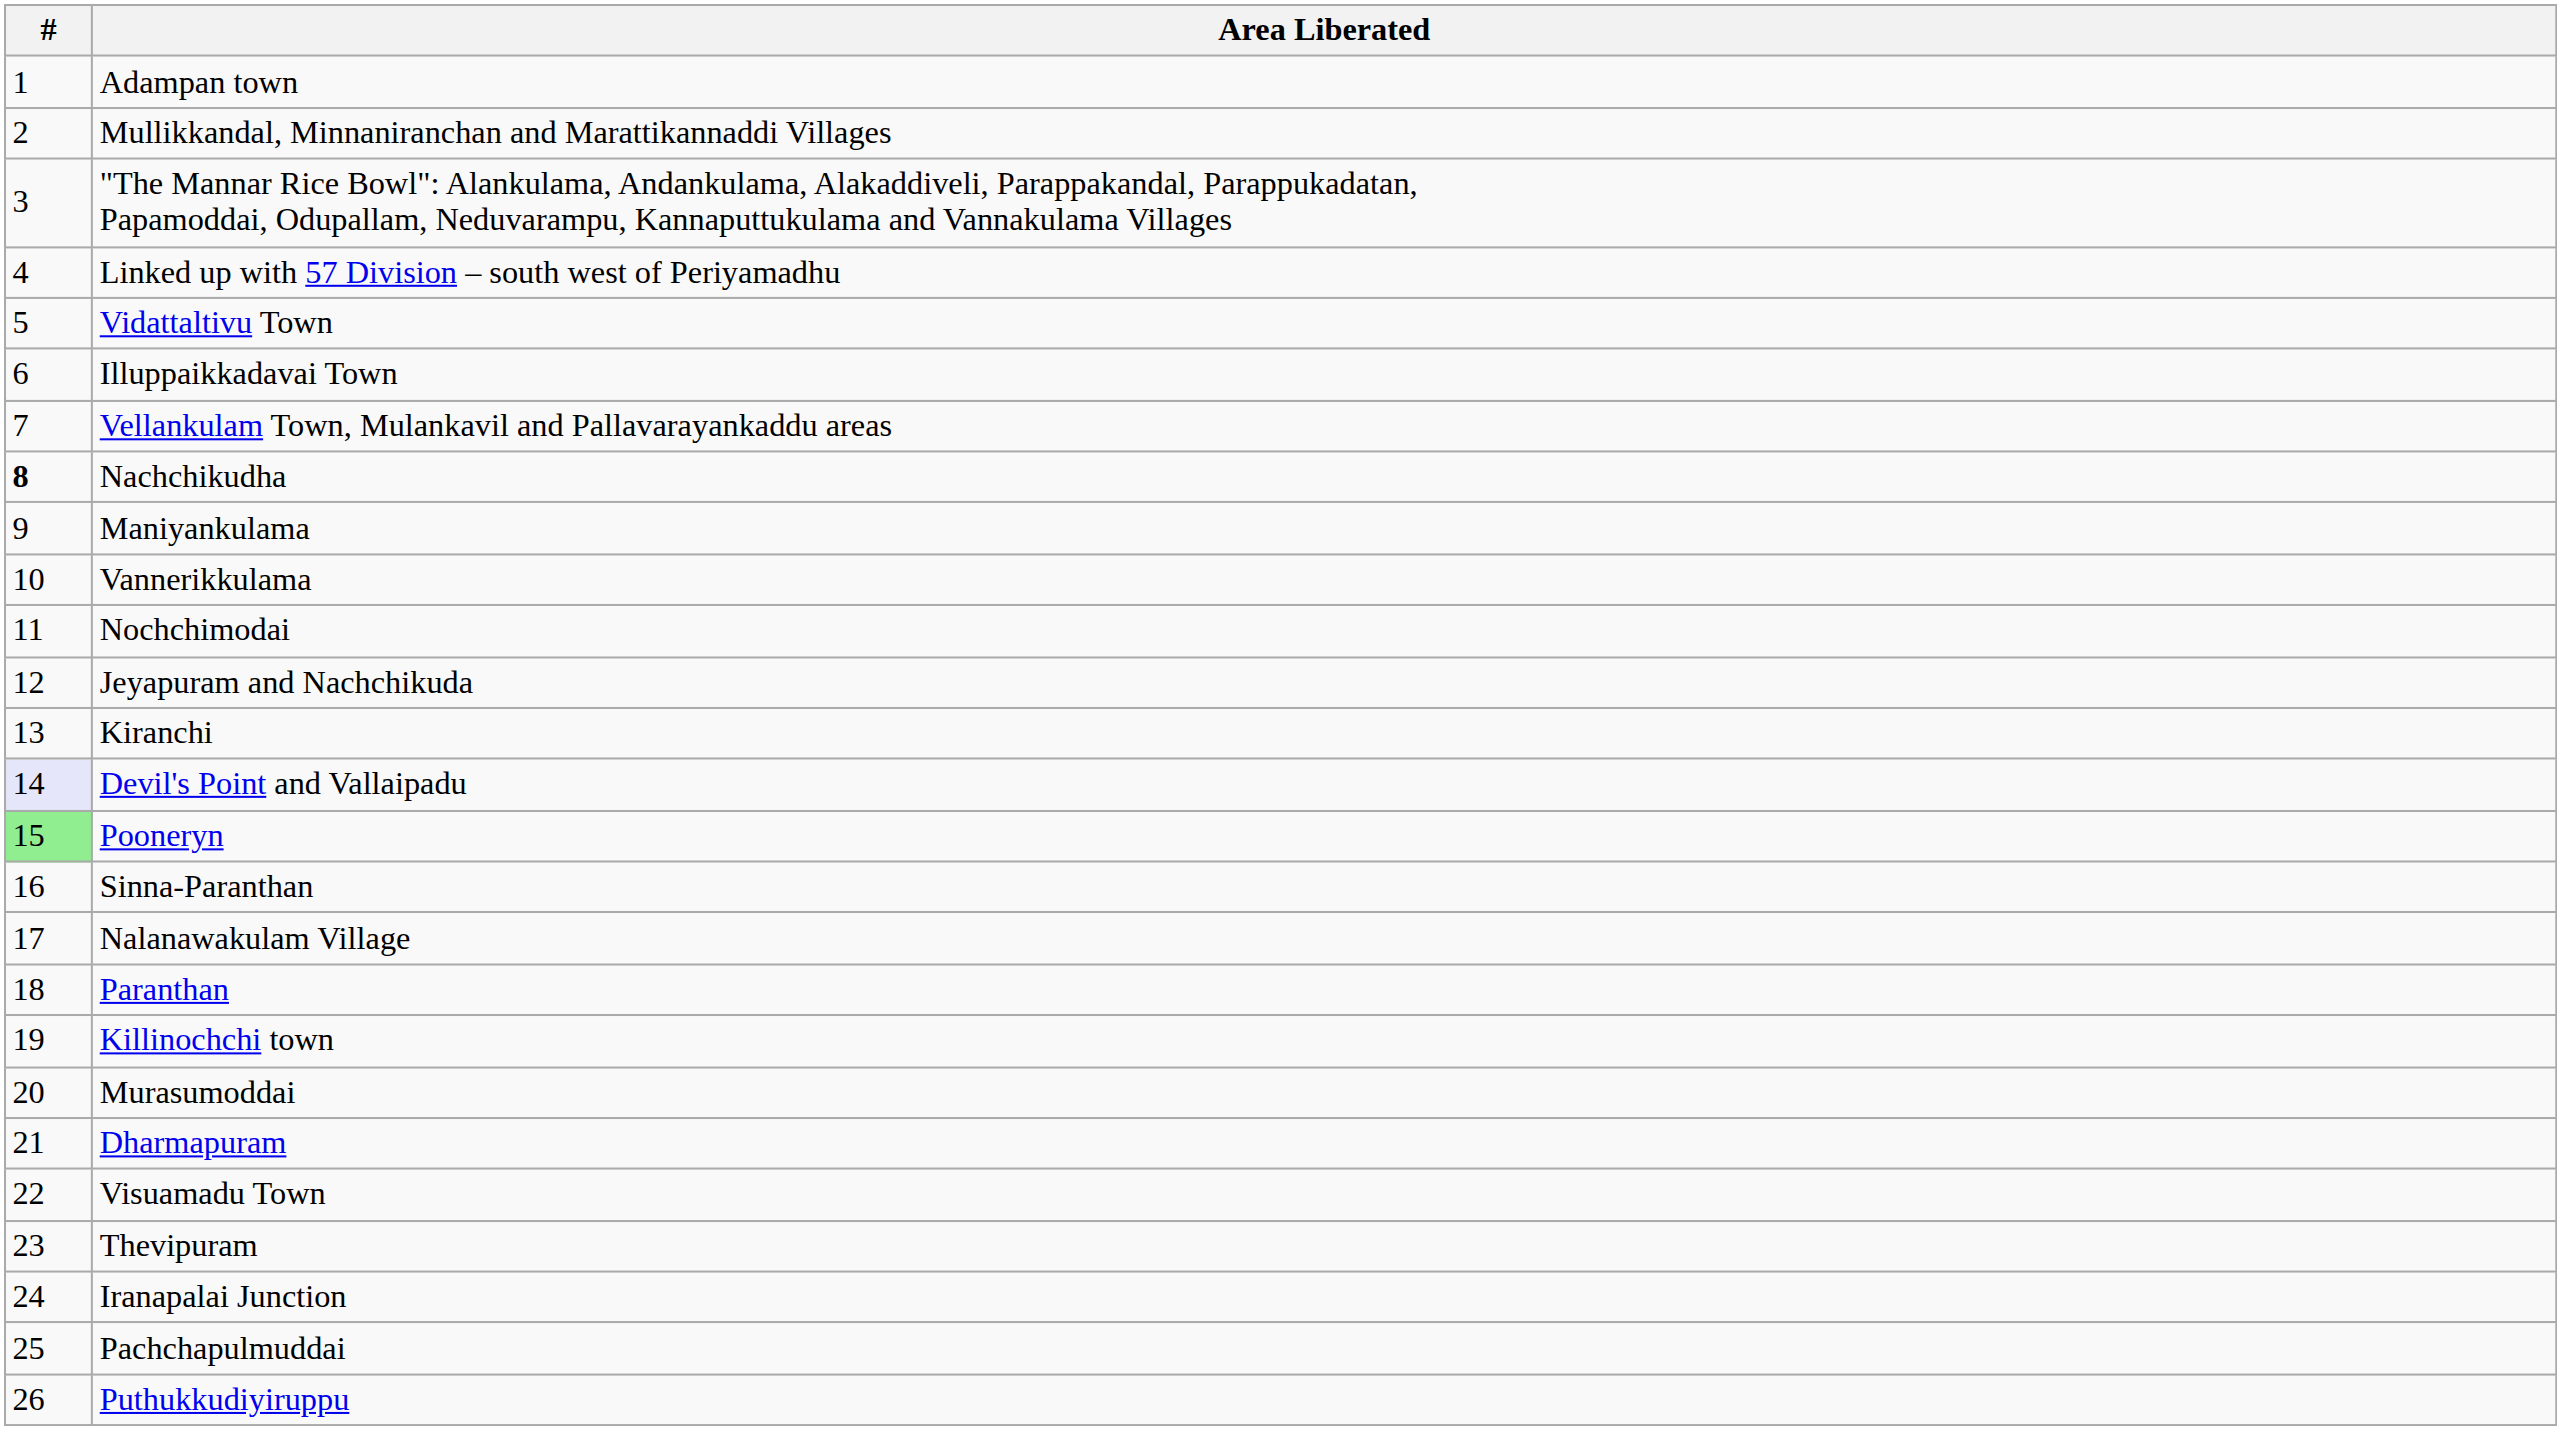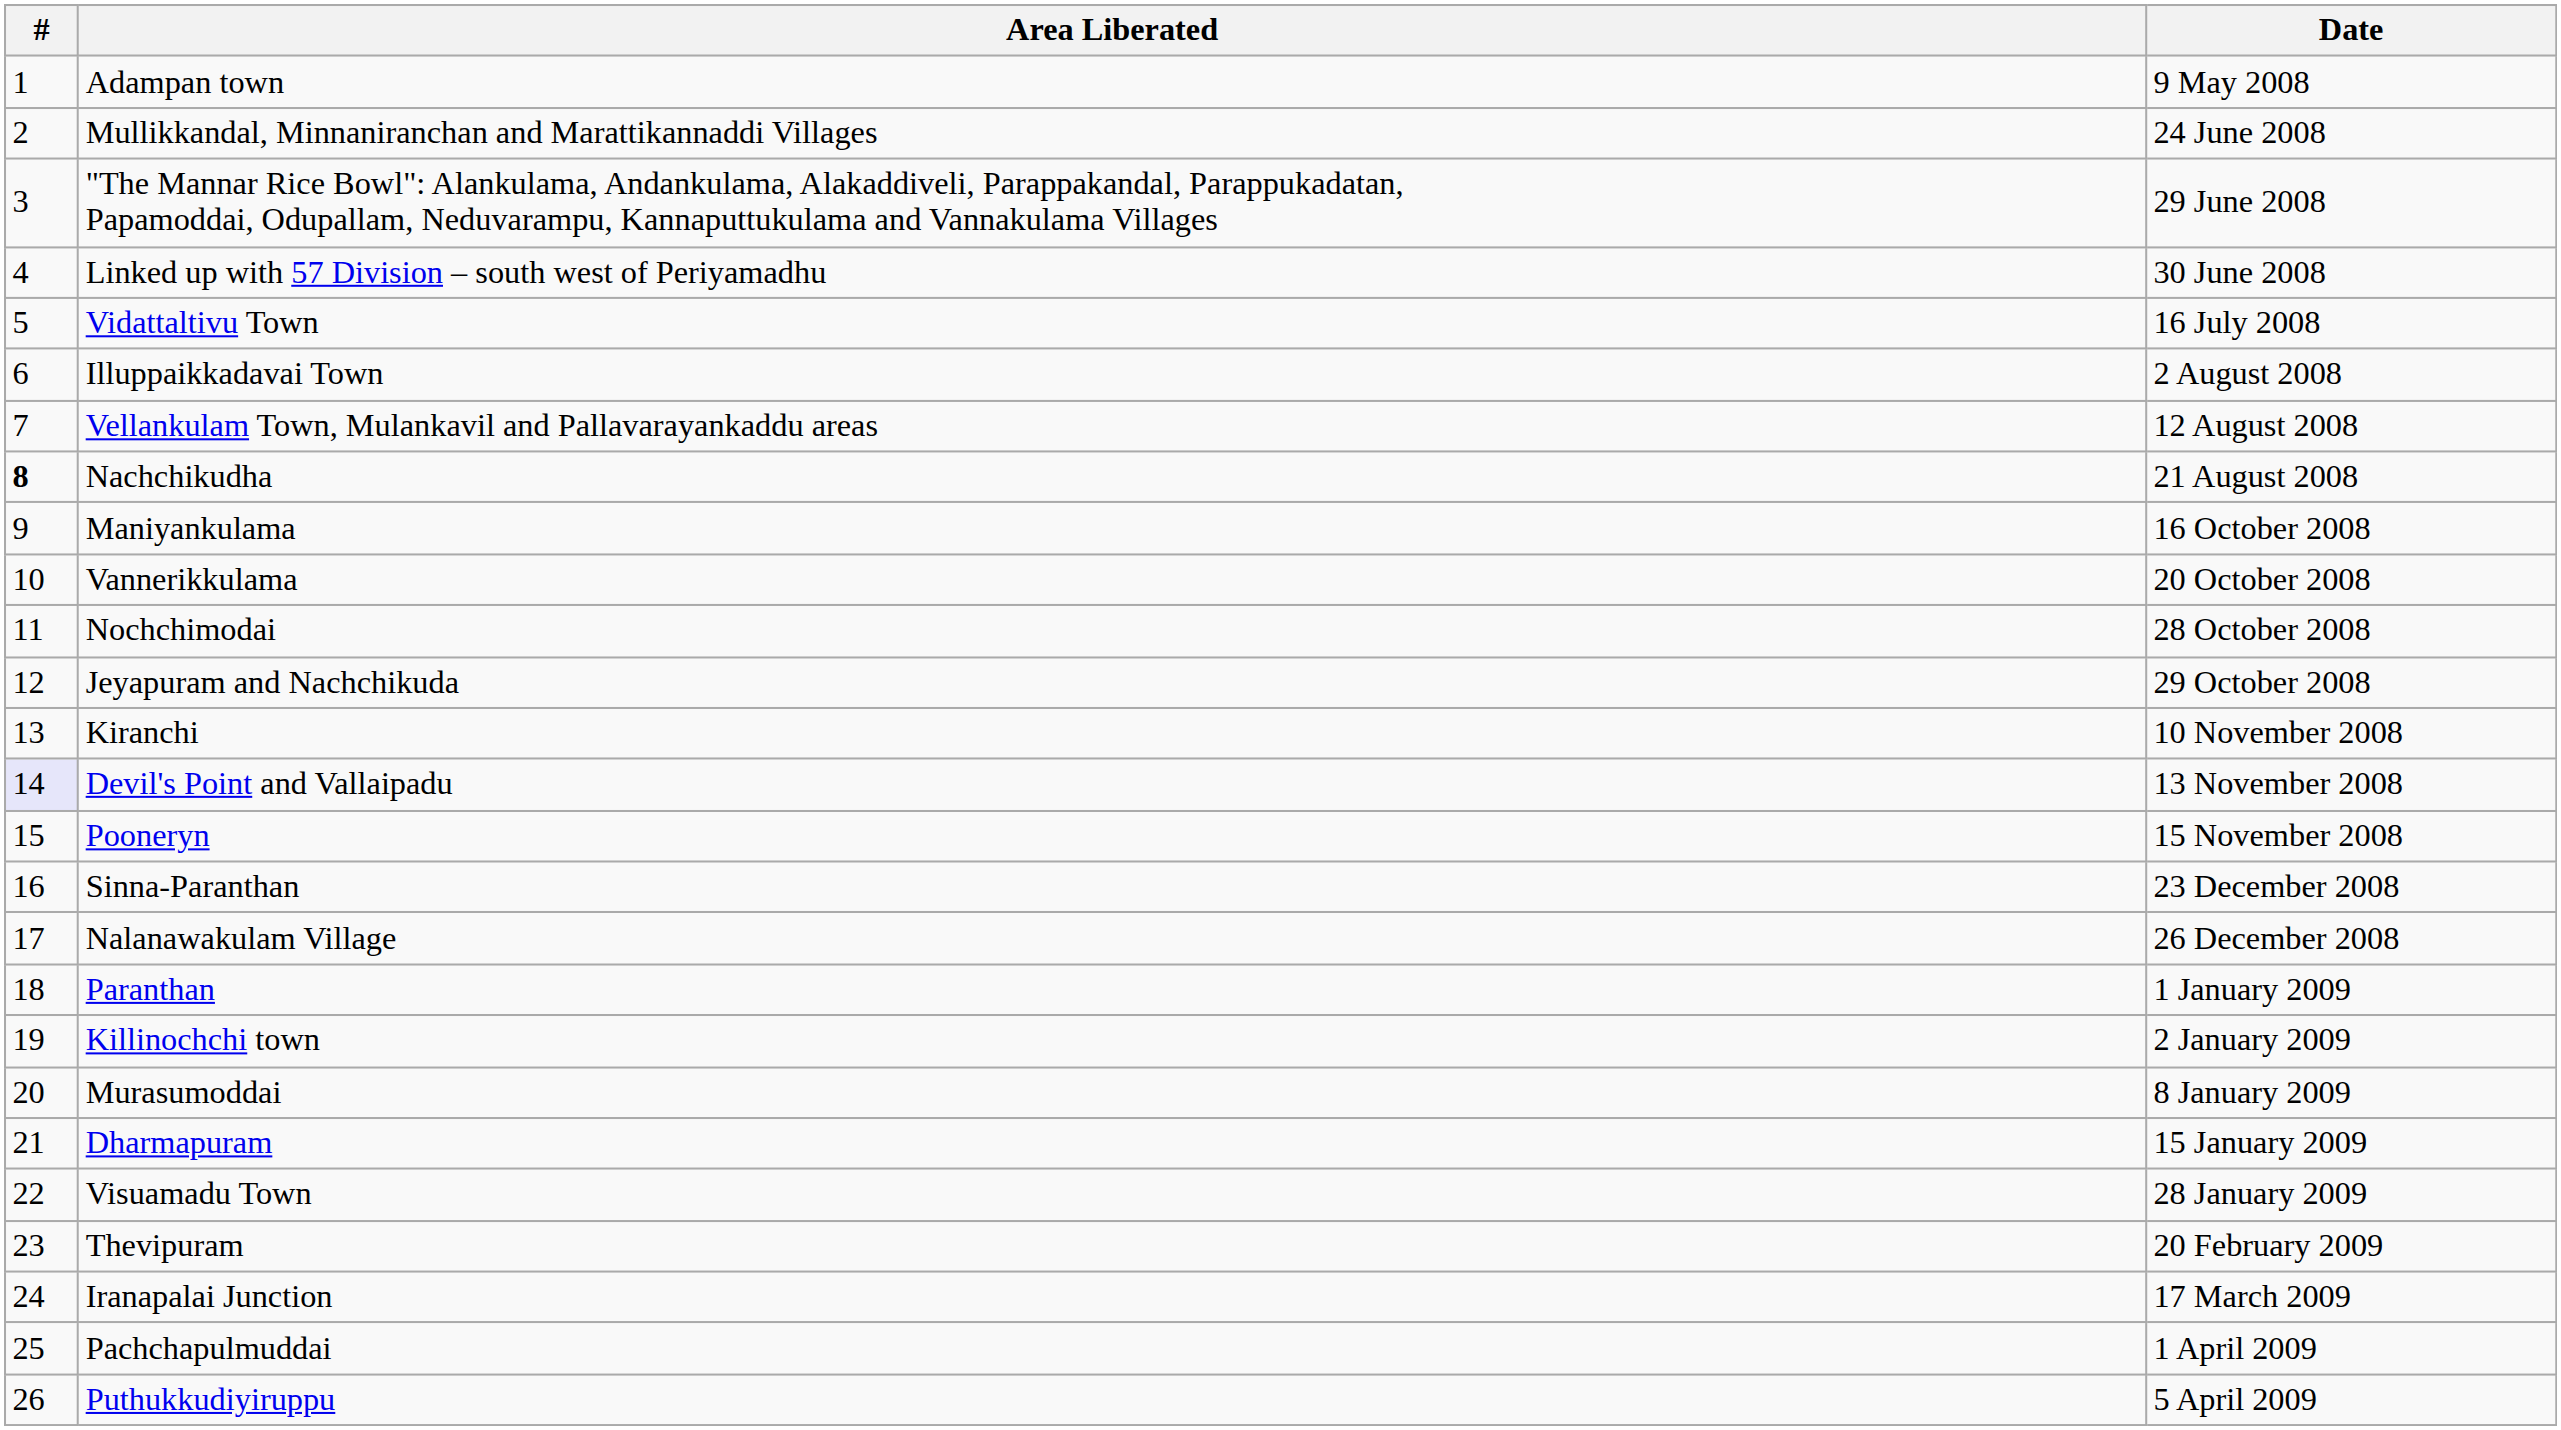+ column: (2351, 30)
(29, 835) lightgreen background -> (29, 835) no background
